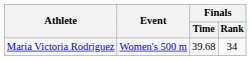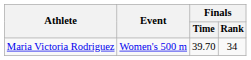(204, 47) 39.68 -> (204, 47) 39.70
